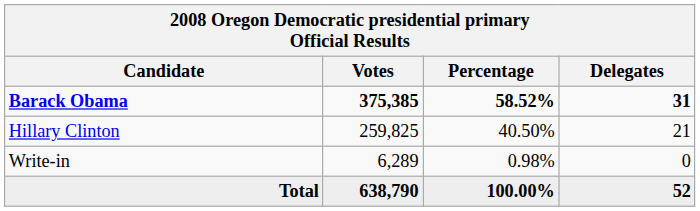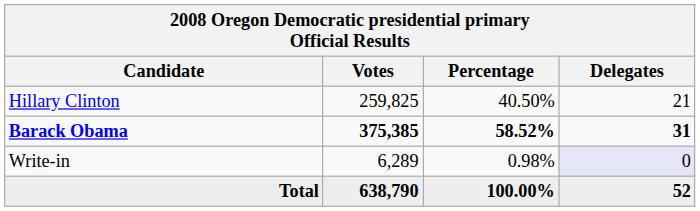rows swapped: (68, 101) <-> (64, 131)
(686, 161) no background -> (686, 161) lavender background
